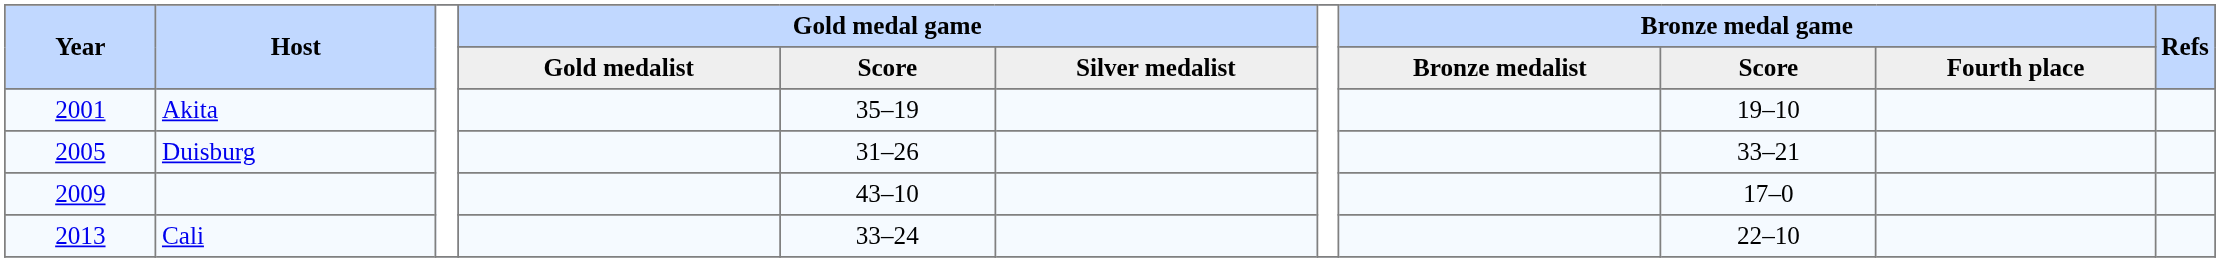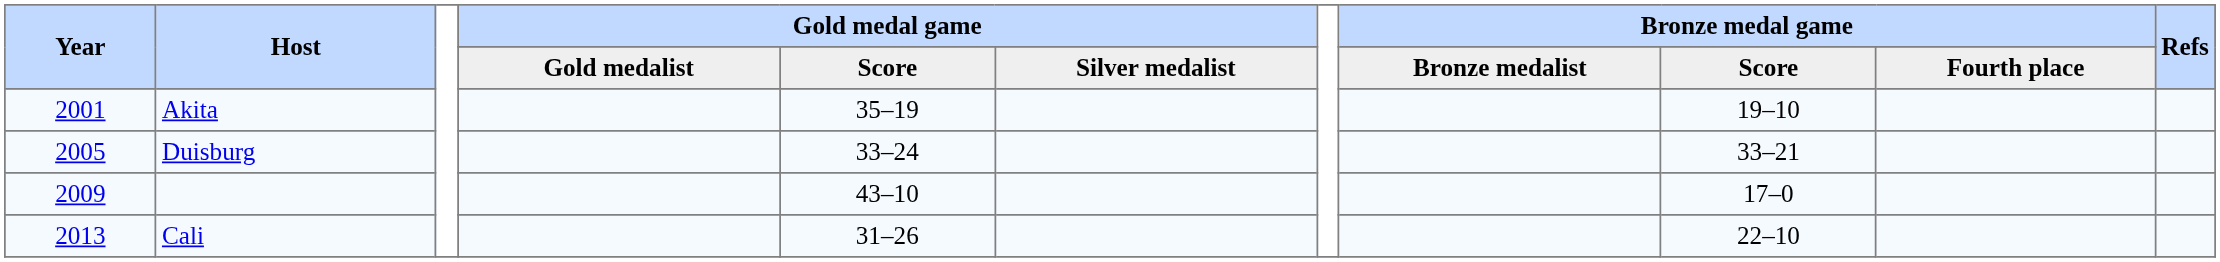(887, 151) 31–26 -> (887, 151) 33–24
(887, 235) 33–24 -> (887, 235) 31–26
